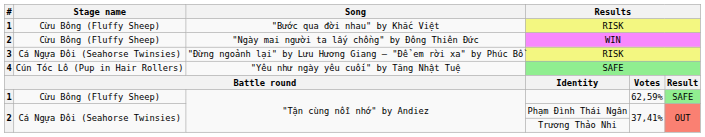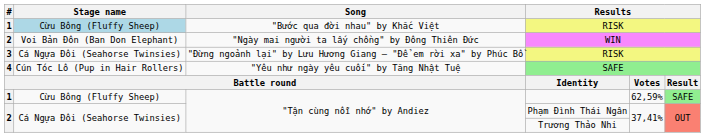(100, 26) no background -> (100, 26) lightblue background
(100, 40) Cừu Bông (Fluffy Sheep) -> (100, 40) Voi Bản Đôn (Ban Don Elephant)
